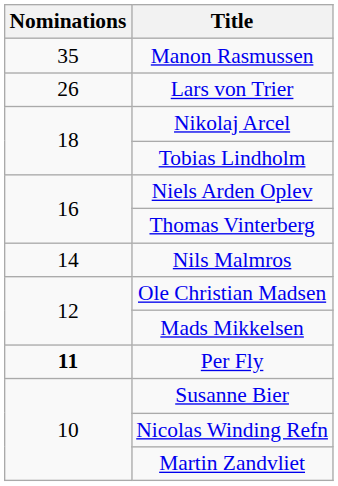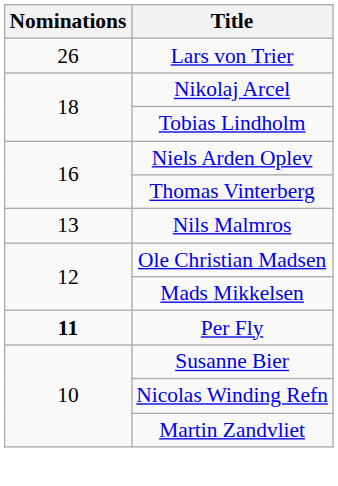- row: (232, 55)
(68, 259) 14 -> (68, 225) 13
